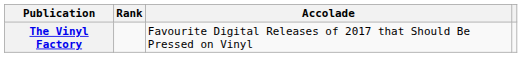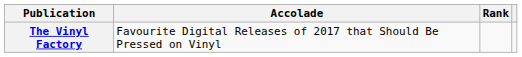columns swapped: (328, 13) <-> (129, 13)
